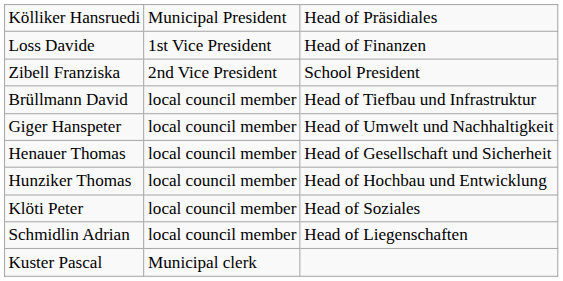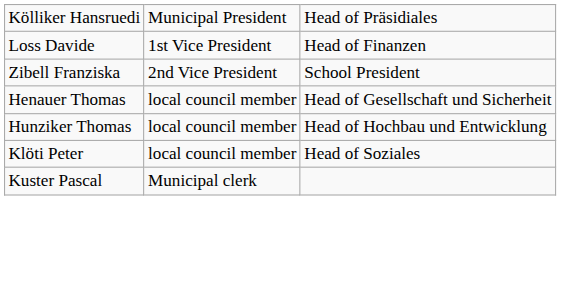- row: (68, 99)
- row: (65, 126)
- row: (69, 235)
